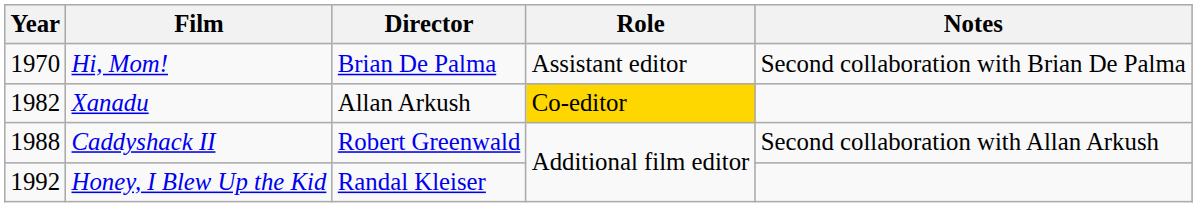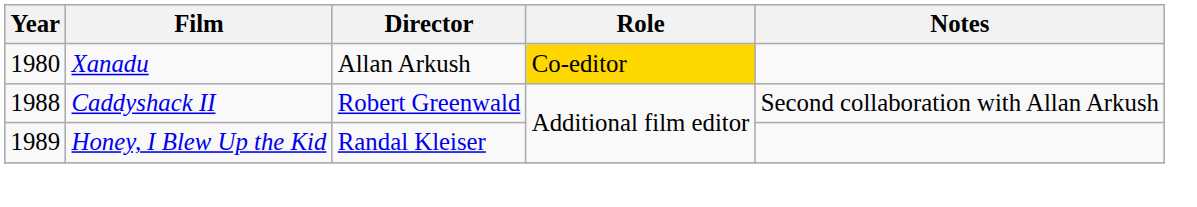- row: (120, 63)
(35, 102) 1982 -> (35, 63) 1980
(35, 181) 1992 -> (35, 142) 1989
